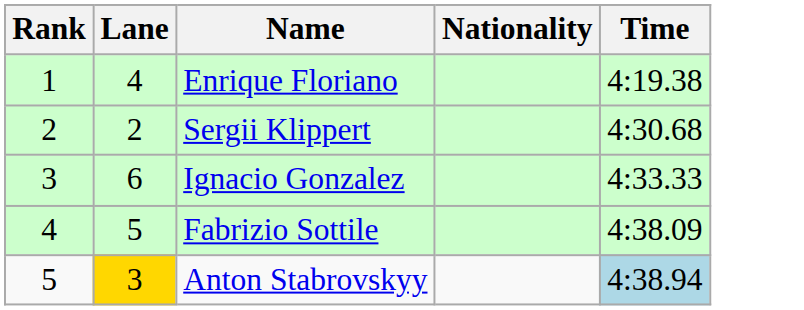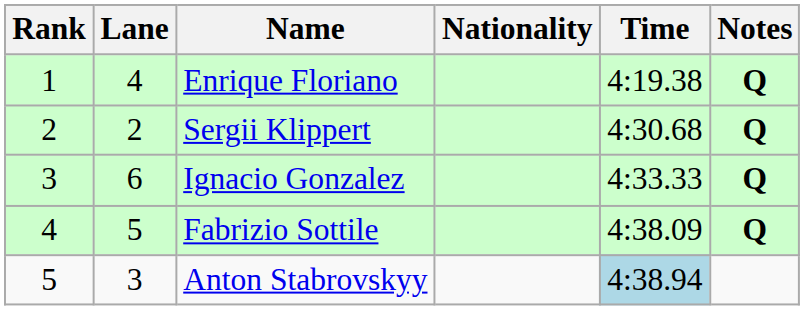+ column: (755, 29)
(135, 279) gold background -> (135, 279) no background
